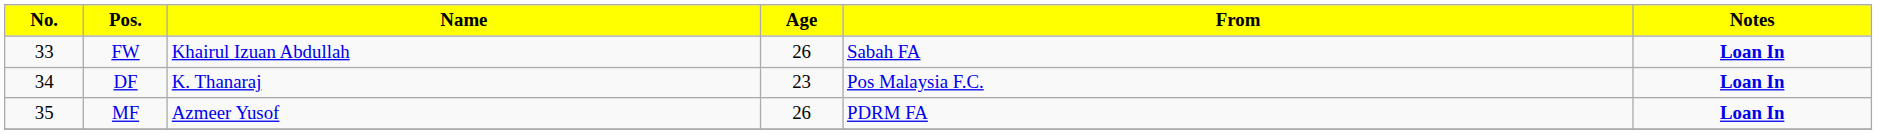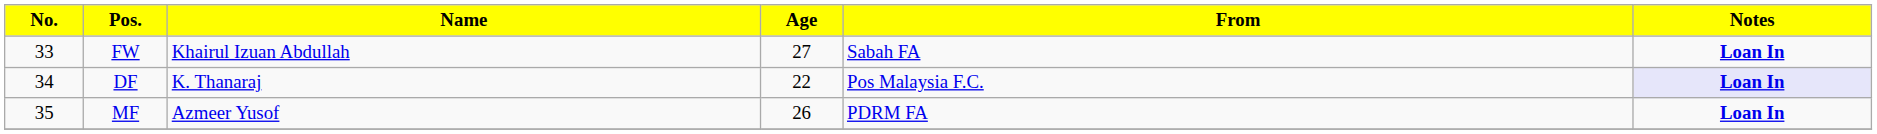(802, 51) 26 -> (802, 51) 27
(802, 82) 23 -> (802, 82) 22
(1752, 82) no background -> (1752, 82) lavender background
